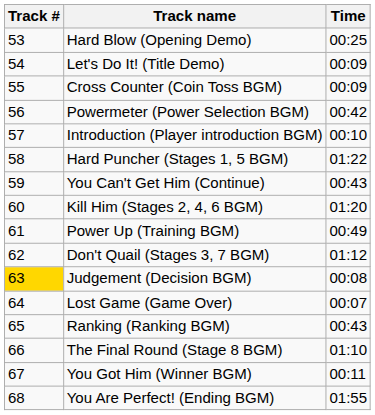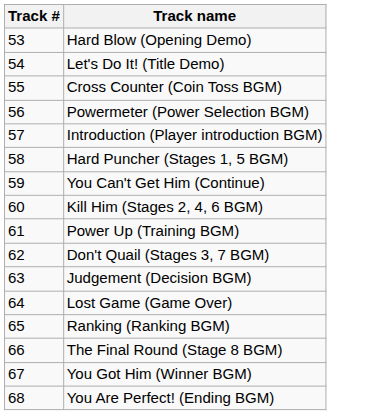- column: (348, 16)
(16, 278) gold background -> (16, 278) no background
